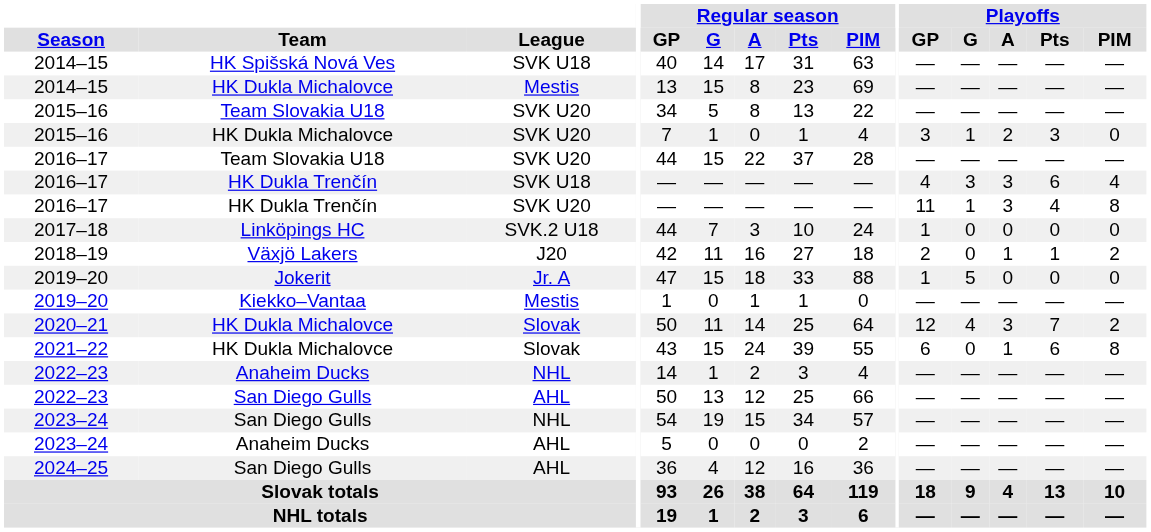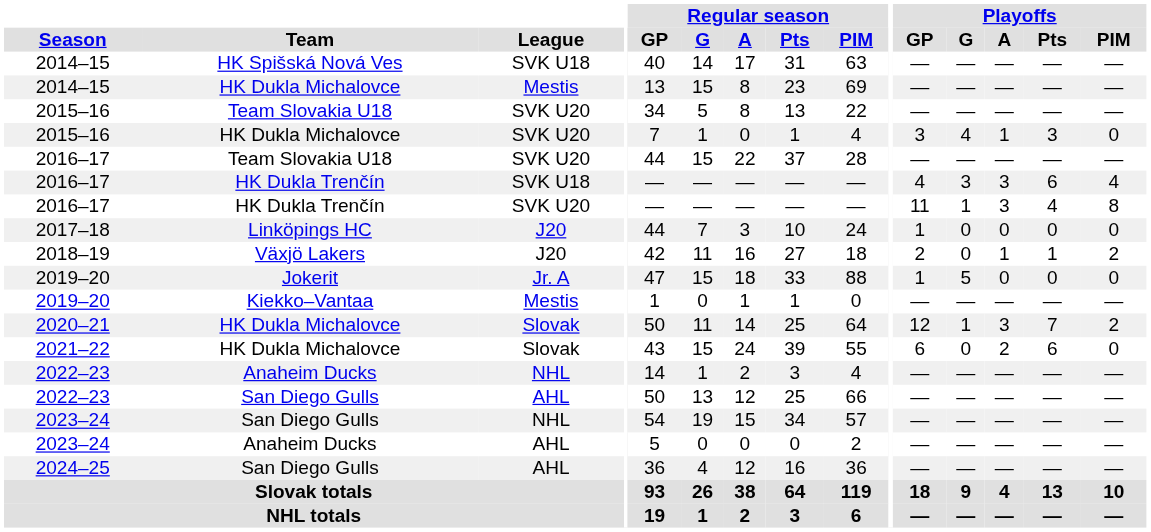(970, 134) 1 -> (966, 134) 4
(1008, 134) 2 -> (1004, 134) 1
(552, 230) SVK.2 U18 -> (551, 230) J20
(970, 325) 4 -> (966, 325) 1
(1008, 349) 1 -> (1004, 349) 2
(1115, 349) 8 -> (1114, 349) 0
